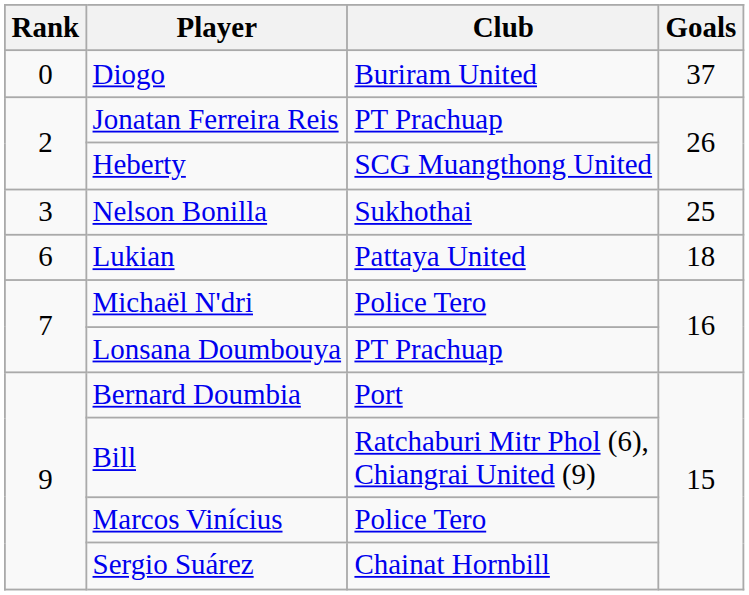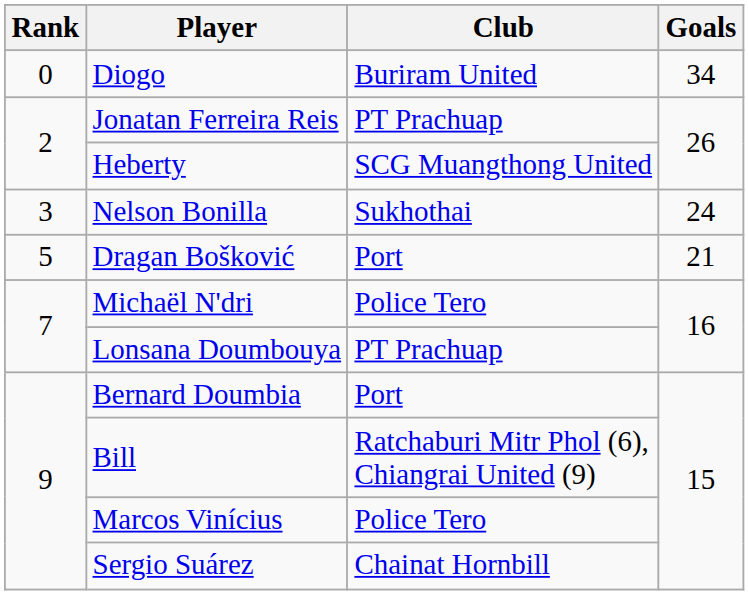(701, 73) 37 -> (701, 73) 34
(701, 211) 25 -> (701, 211) 24
+ row: (193, 257)
- row: (134, 257)
